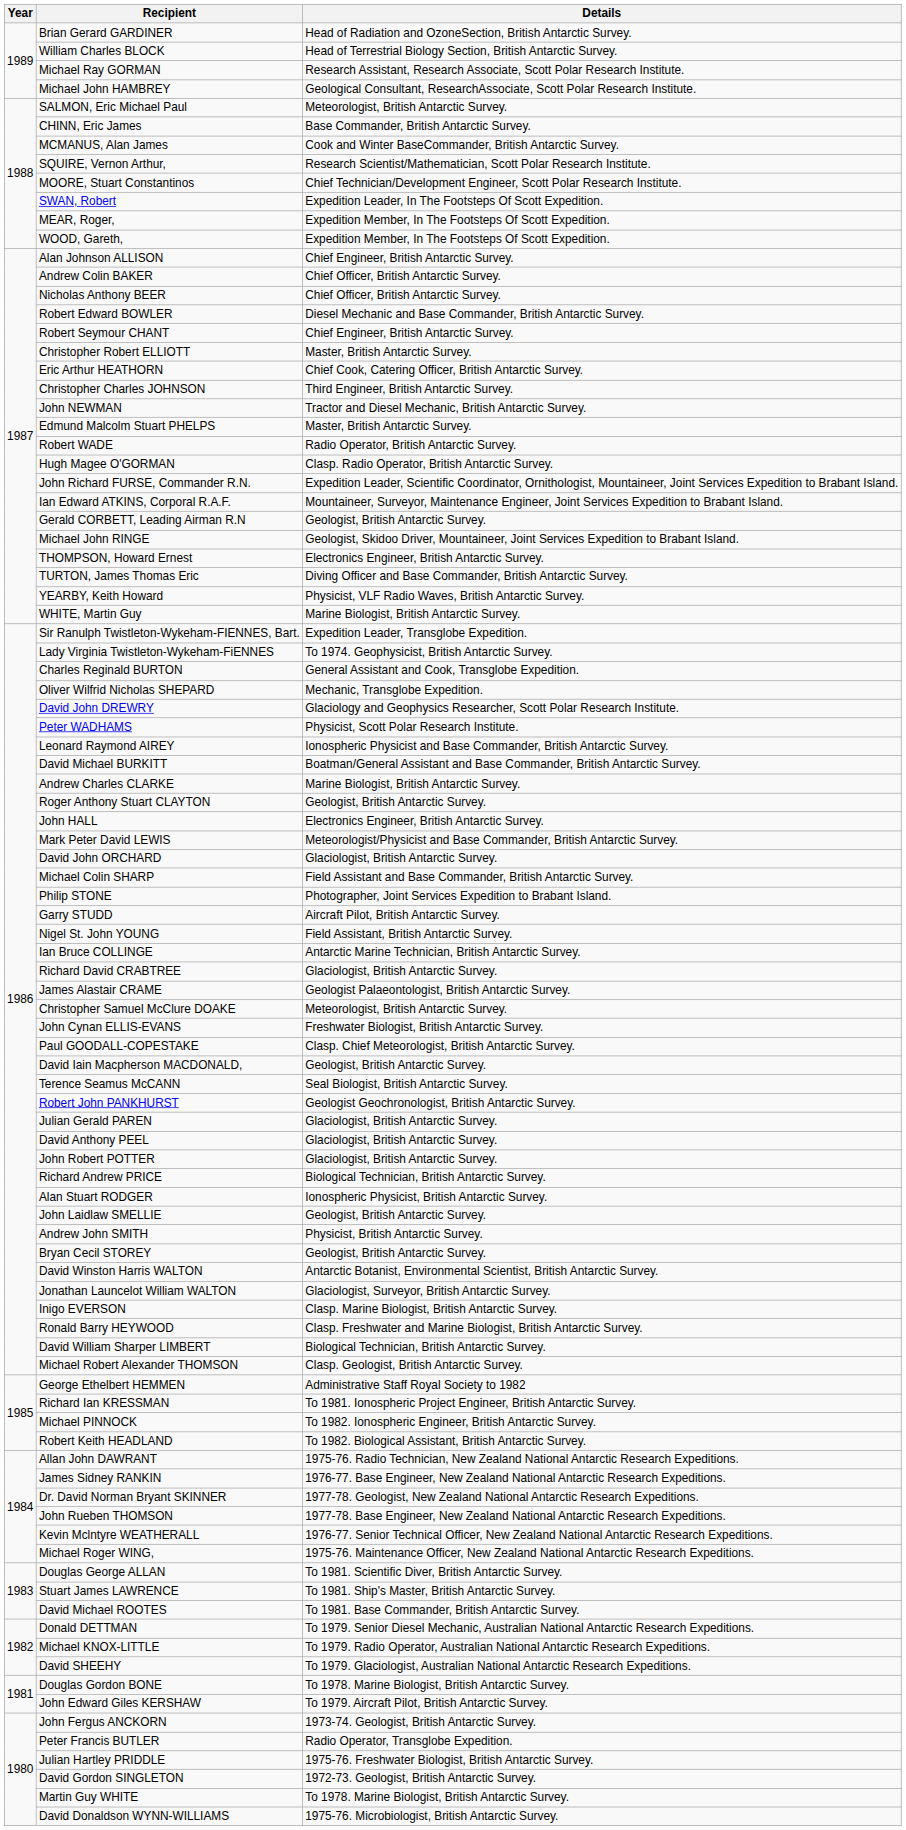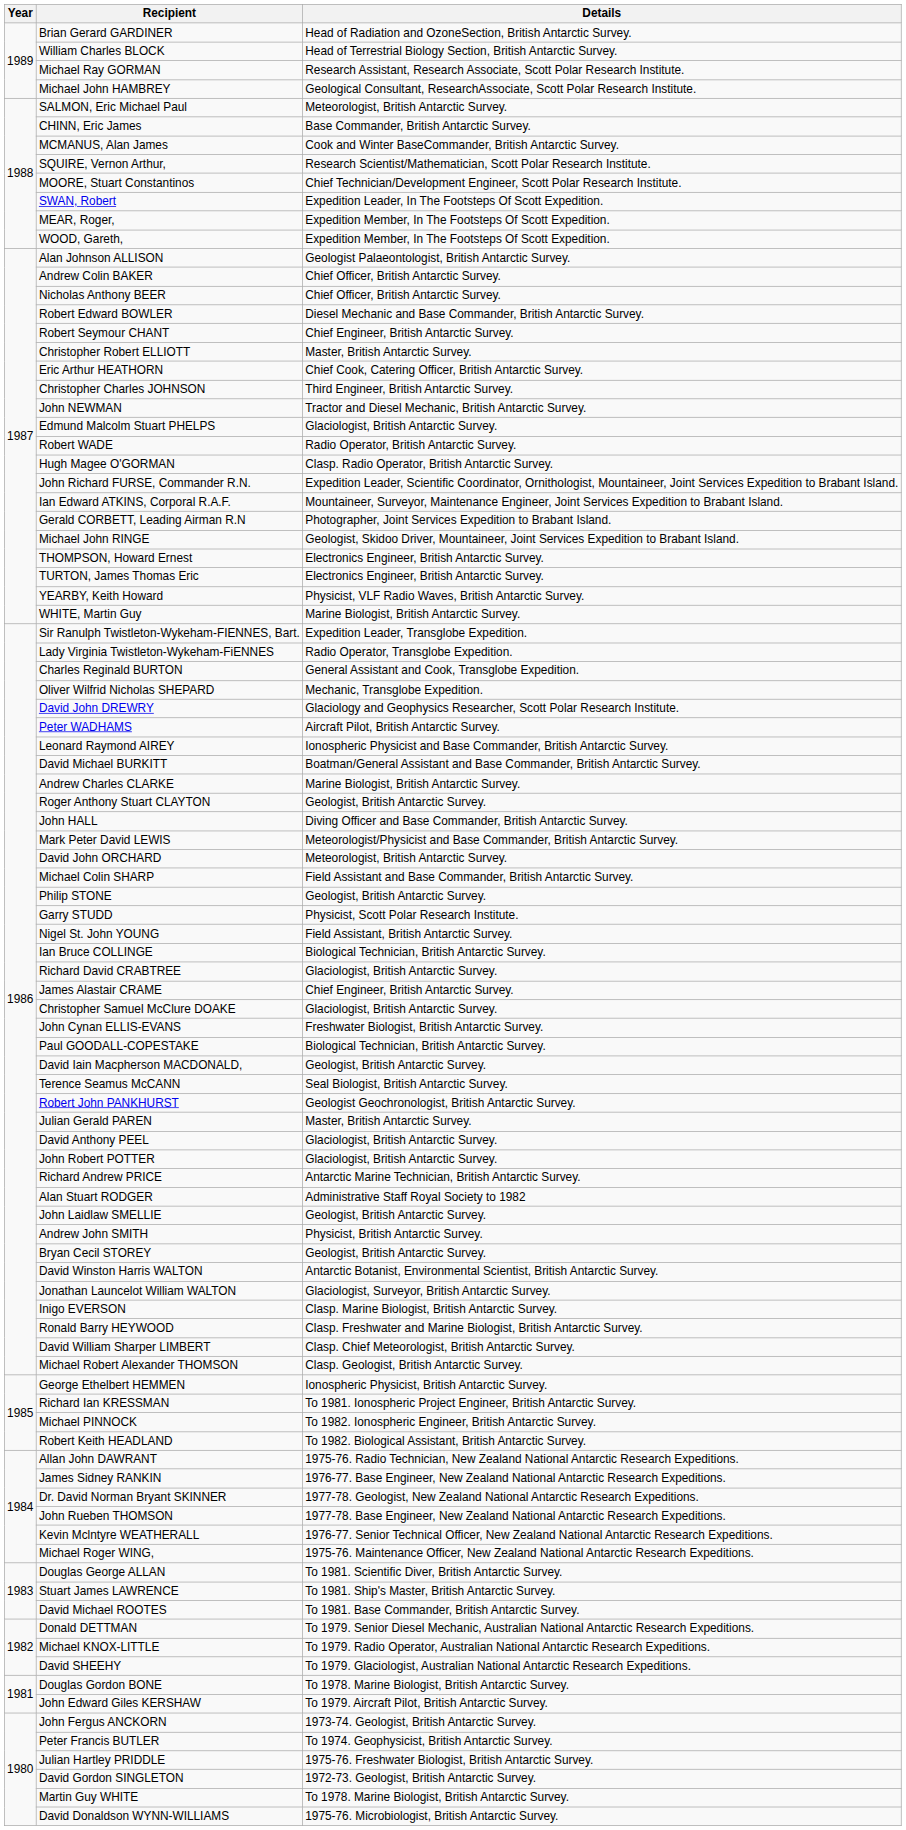(409, 257) Chief Engineer, British Antarctic Survey. -> (438, 257) Geologist Palaeontologist, British Antarctic Survey.
(388, 426) Master, British Antarctic Survey. -> (401, 426) Glaciologist, British Antarctic Survey.
(396, 520) Geologist, British Antarctic Survey. -> (458, 520) Photographer, Joint Services Expedition to Brabant Island.
(467, 577) Diving Officer and Base Commander, British Antarctic Survey. -> (425, 577) Electronics Engineer, British Antarctic Survey.
(429, 652) To 1974. Geophysicist, British Antarctic Survey. -> (409, 652) Radio Operator, Transglobe Expedition.
(412, 727) Physicist, Scott Polar Research Institute. -> (403, 727) Aircraft Pilot, British Antarctic Survey.
(425, 821) Electronics Engineer, British Antarctic Survey. -> (467, 821) Diving Officer and Base Commander, British Antarctic Survey.
(401, 858) Glaciologist, British Antarctic Survey. -> (406, 858) Meteorologist, British Antarctic Survey.
(458, 896) Photographer, Joint Services Expedition to Brabant Island. -> (396, 896) Geologist, British Antarctic Survey.
(403, 915) Aircraft Pilot, British Antarctic Survey. -> (412, 915) Physicist, Scott Polar Research Institute.
(443, 952) Antarctic Marine Technician, British Antarctic Survey. -> (425, 952) Biological Technician, British Antarctic Survey.
(438, 990) Geologist Palaeontologist, British Antarctic Survey. -> (409, 990) Chief Engineer, British Antarctic Survey.
(406, 1009) Meteorologist, British Antarctic Survey. -> (401, 1009) Glaciologist, British Antarctic Survey.
(440, 1046) Clasp. Chief Meteorologist, British Antarctic Survey. -> (425, 1046) Biological Technician, British Antarctic Survey.
(401, 1121) Glaciologist, British Antarctic Survey. -> (388, 1121) Master, British Antarctic Survey.
(425, 1178) Biological Technician, British Antarctic Survey. -> (443, 1178) Antarctic Marine Technician, British Antarctic Survey.
(426, 1196) Ionospheric Physicist, British Antarctic Survey. -> (415, 1196) Administrative Staff Royal Society to 1982
(425, 1347) Biological Technician, British Antarctic Survey. -> (440, 1347) Clasp. Chief Meteorologist, British Antarctic Survey.
(415, 1384) Administrative Staff Royal Society to 1982 -> (426, 1384) Ionospheric Physicist, British Antarctic Survey.
(409, 1741) Radio Operator, Transglobe Expedition. -> (429, 1741) To 1974. Geophysicist, British Antarctic Survey.
